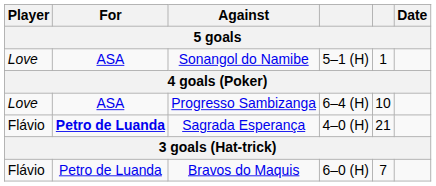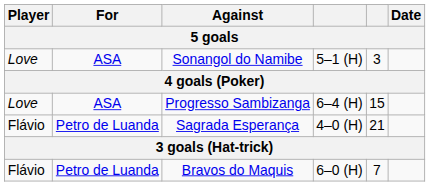(383, 59) 1 -> (377, 59) 3
(383, 103) 10 -> (377, 103) 15
(110, 125) bold -> (107, 125) normal
